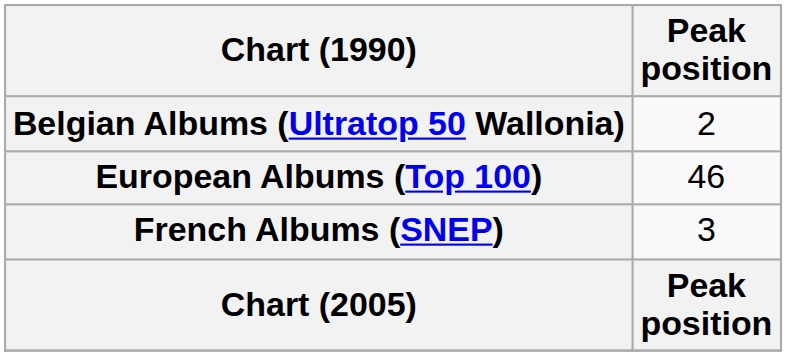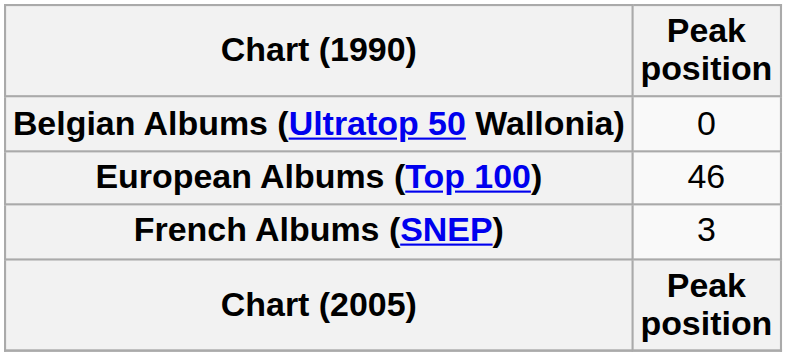(706, 123) 2 -> (706, 123) 0
